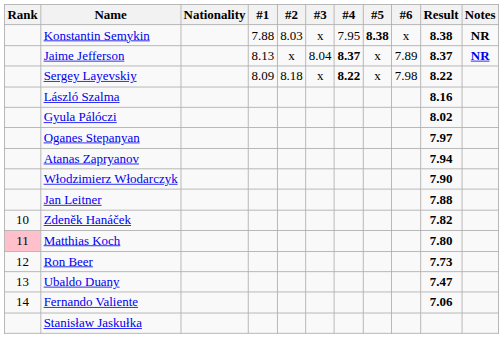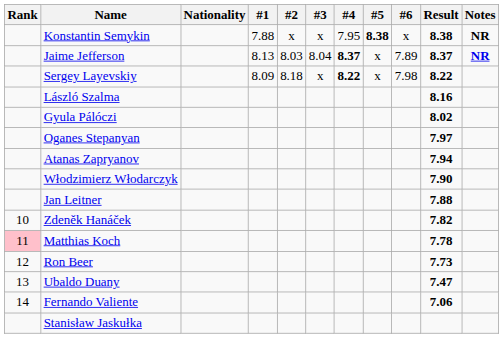(291, 35) 8.03 -> (291, 35) x
(291, 55) x -> (291, 55) 8.03
(441, 240) 7.80 -> (441, 240) 7.78
